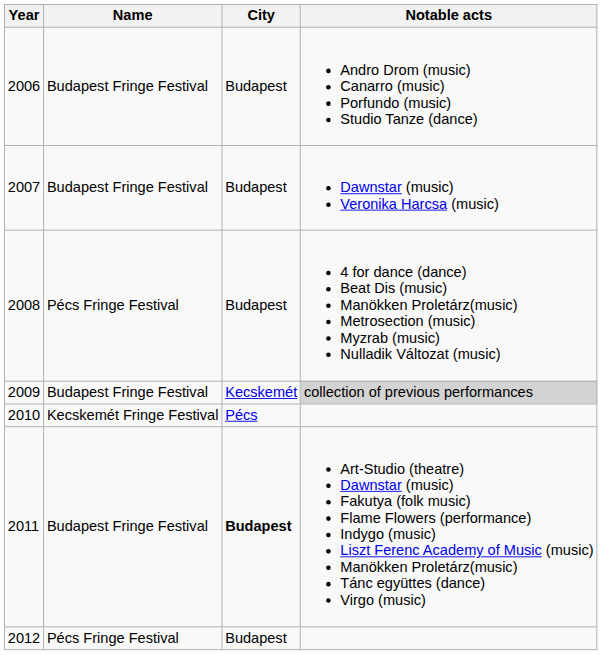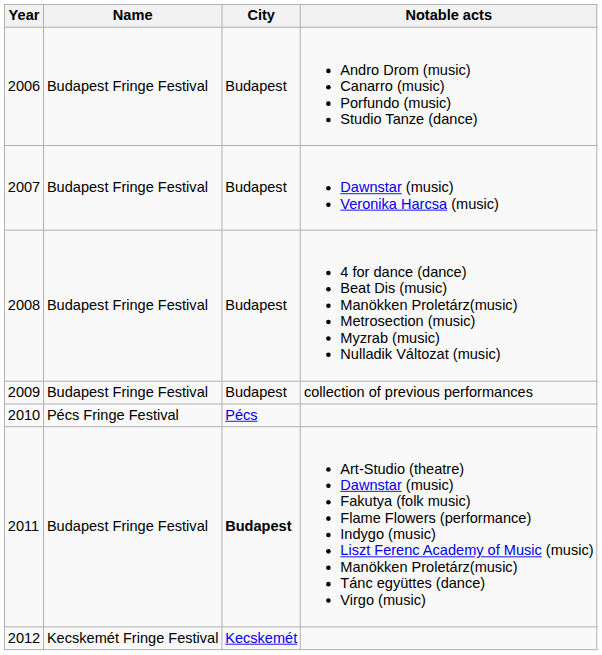(113, 305) Pécs Fringe Festival -> (127, 305) Budapest Fringe Festival
(261, 392) Kecskemét -> (256, 392) Budapest
(418, 392) lightgrey background -> (418, 392) no background
(133, 415) Kecskemét Fringe Festival -> (113, 415) Pécs Fringe Festival
(113, 638) Pécs Fringe Festival -> (133, 638) Kecskemét Fringe Festival
(256, 638) Budapest -> (261, 638) Kecskemét
